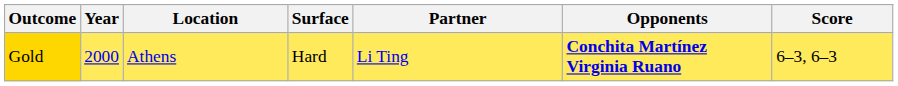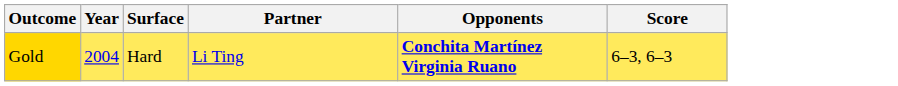- column: (205, 18)
(102, 56) 2000 -> (102, 56) 2004
